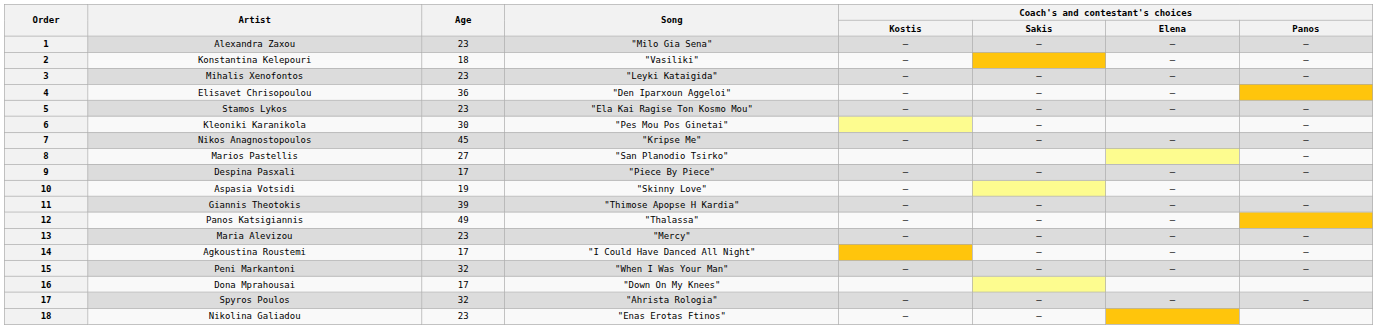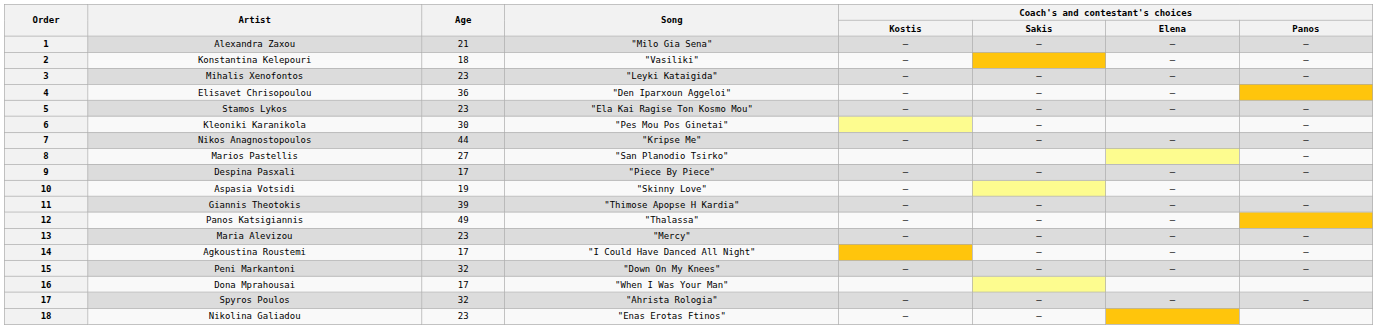(463, 44) 23 -> (463, 44) 21
(463, 140) 45 -> (463, 140) 44
(672, 268) "When I Was Your Man" -> (672, 268) "Down On My Knees"
(672, 284) "Down On My Knees" -> (672, 284) "When I Was Your Man"
